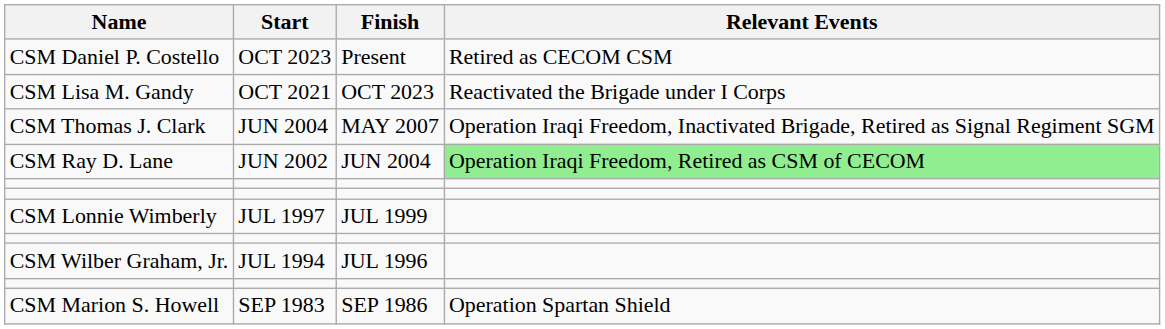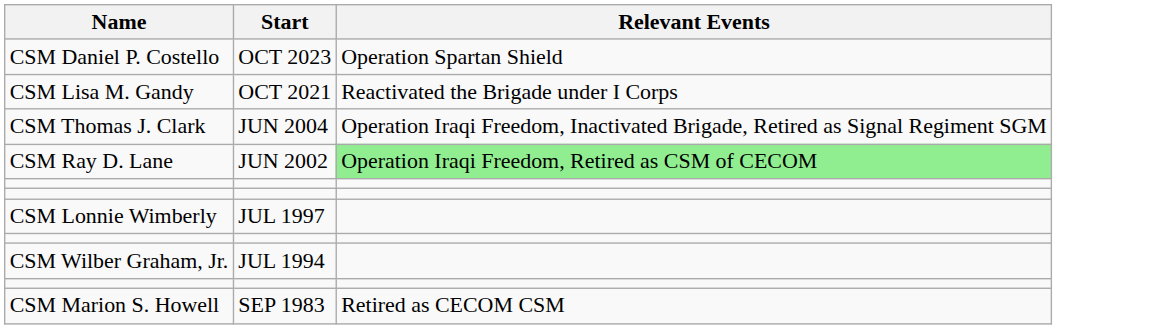- column: (390, 21)
(561, 56) Retired as CECOM CSM -> (452, 56) Operation Spartan Shield
(560, 305) Operation Spartan Shield -> (453, 305) Retired as CECOM CSM
